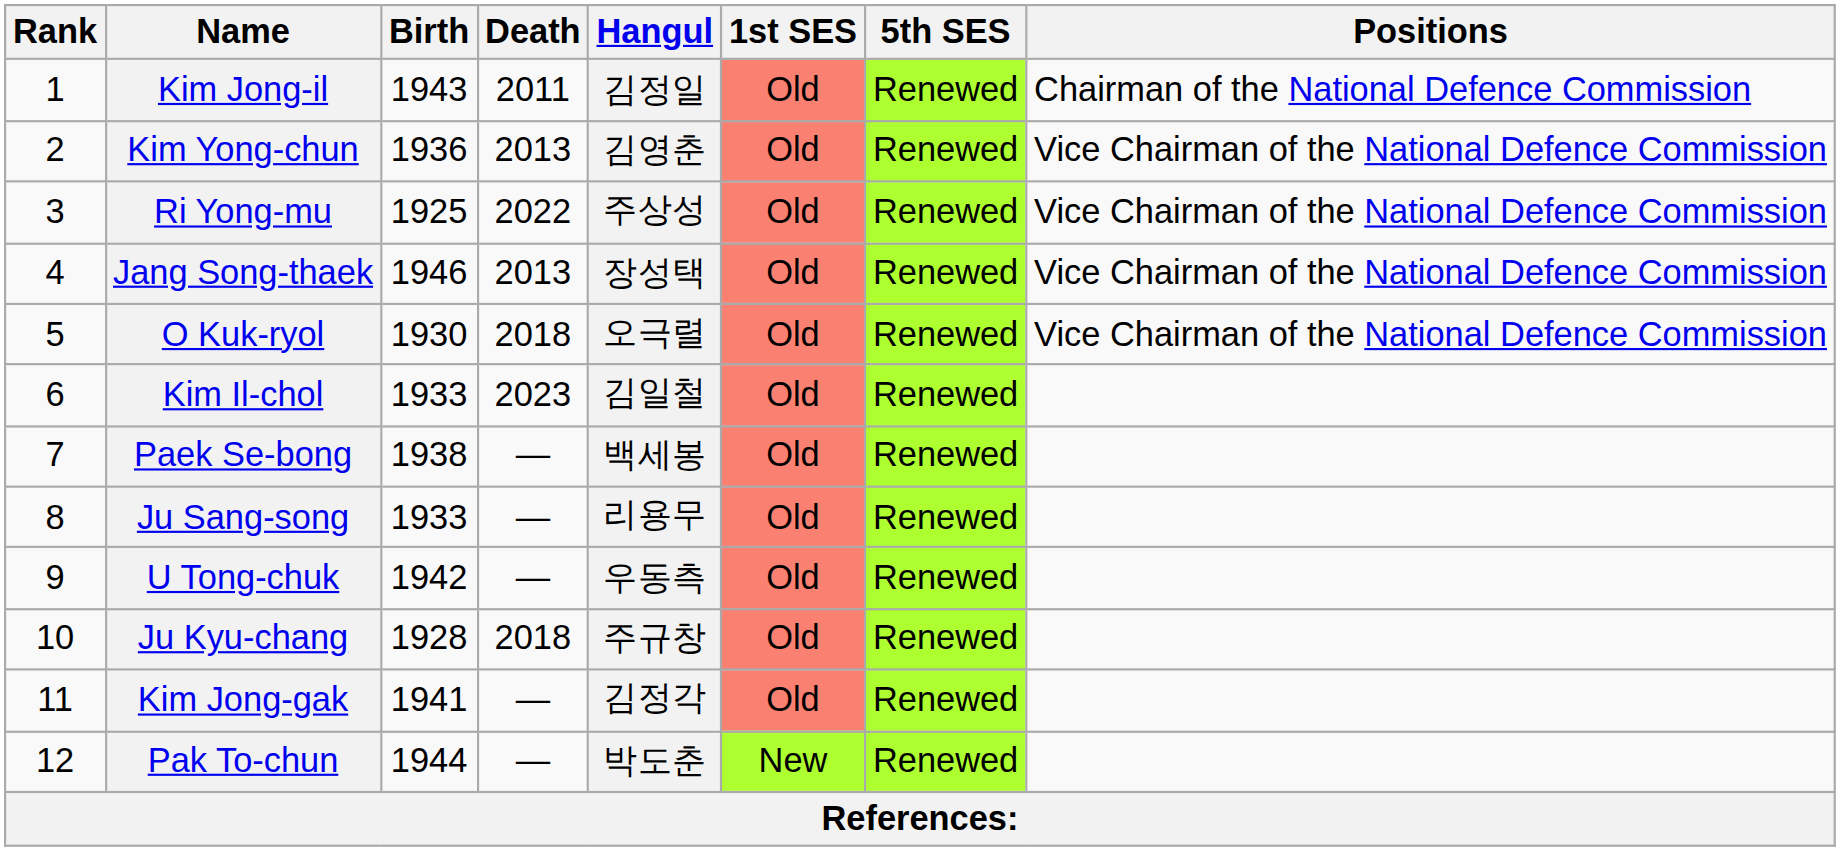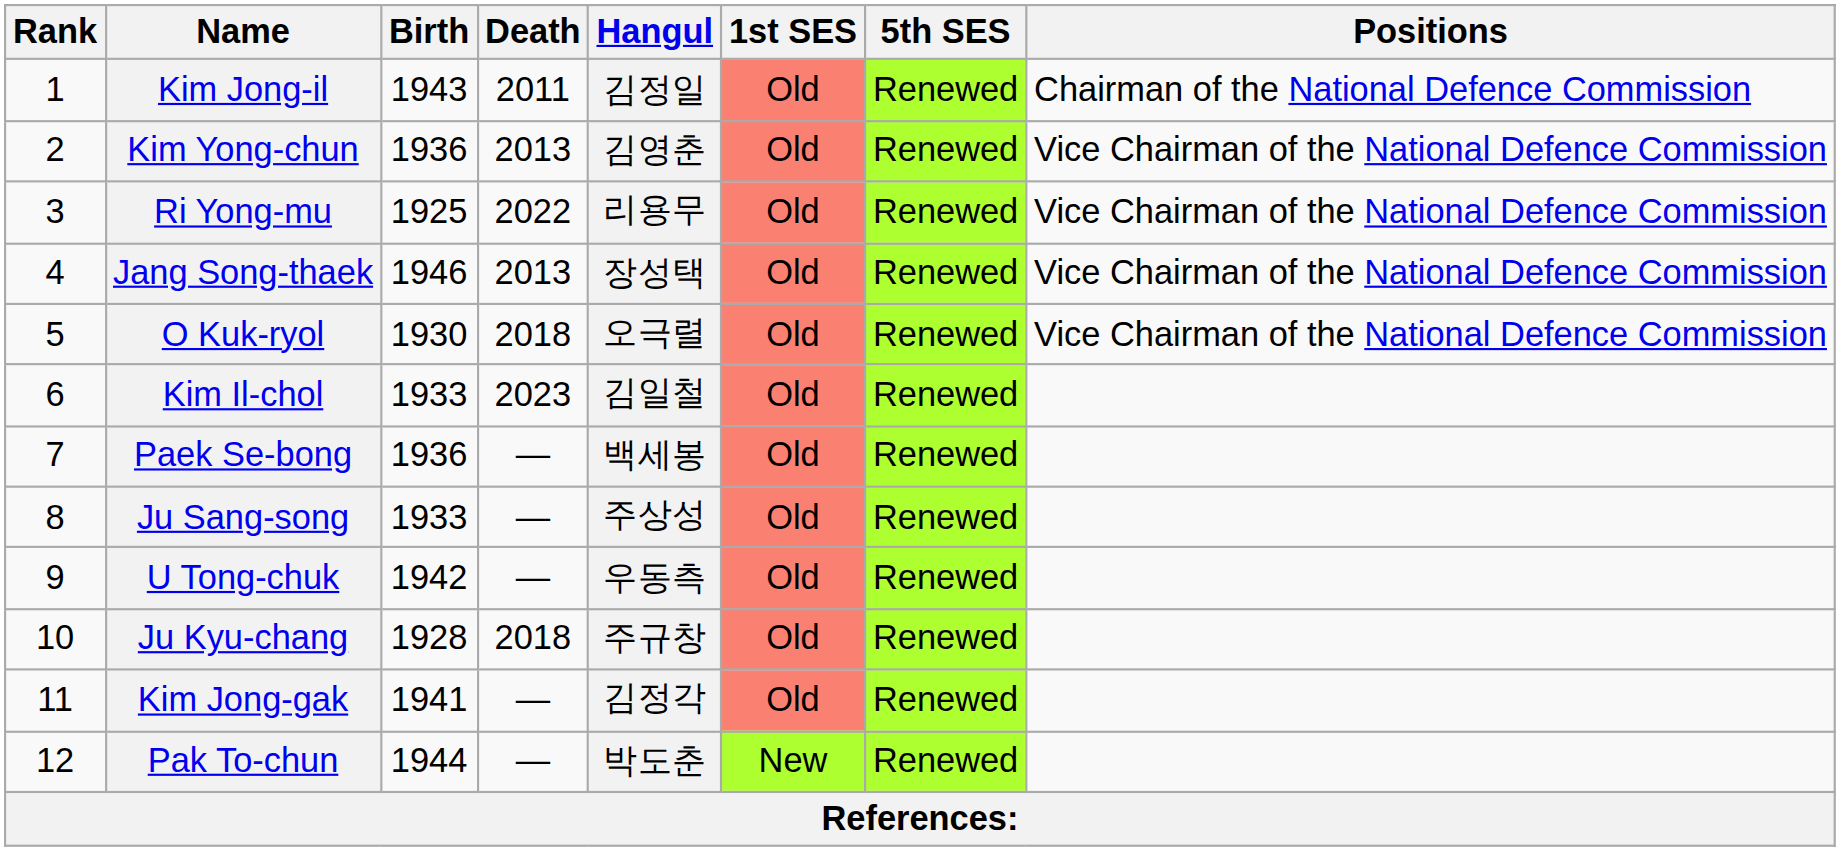(655, 210) 주상성 -> (655, 210) 리용무
(429, 455) 1938 -> (429, 455) 1936
(655, 515) 리용무 -> (655, 515) 주상성
